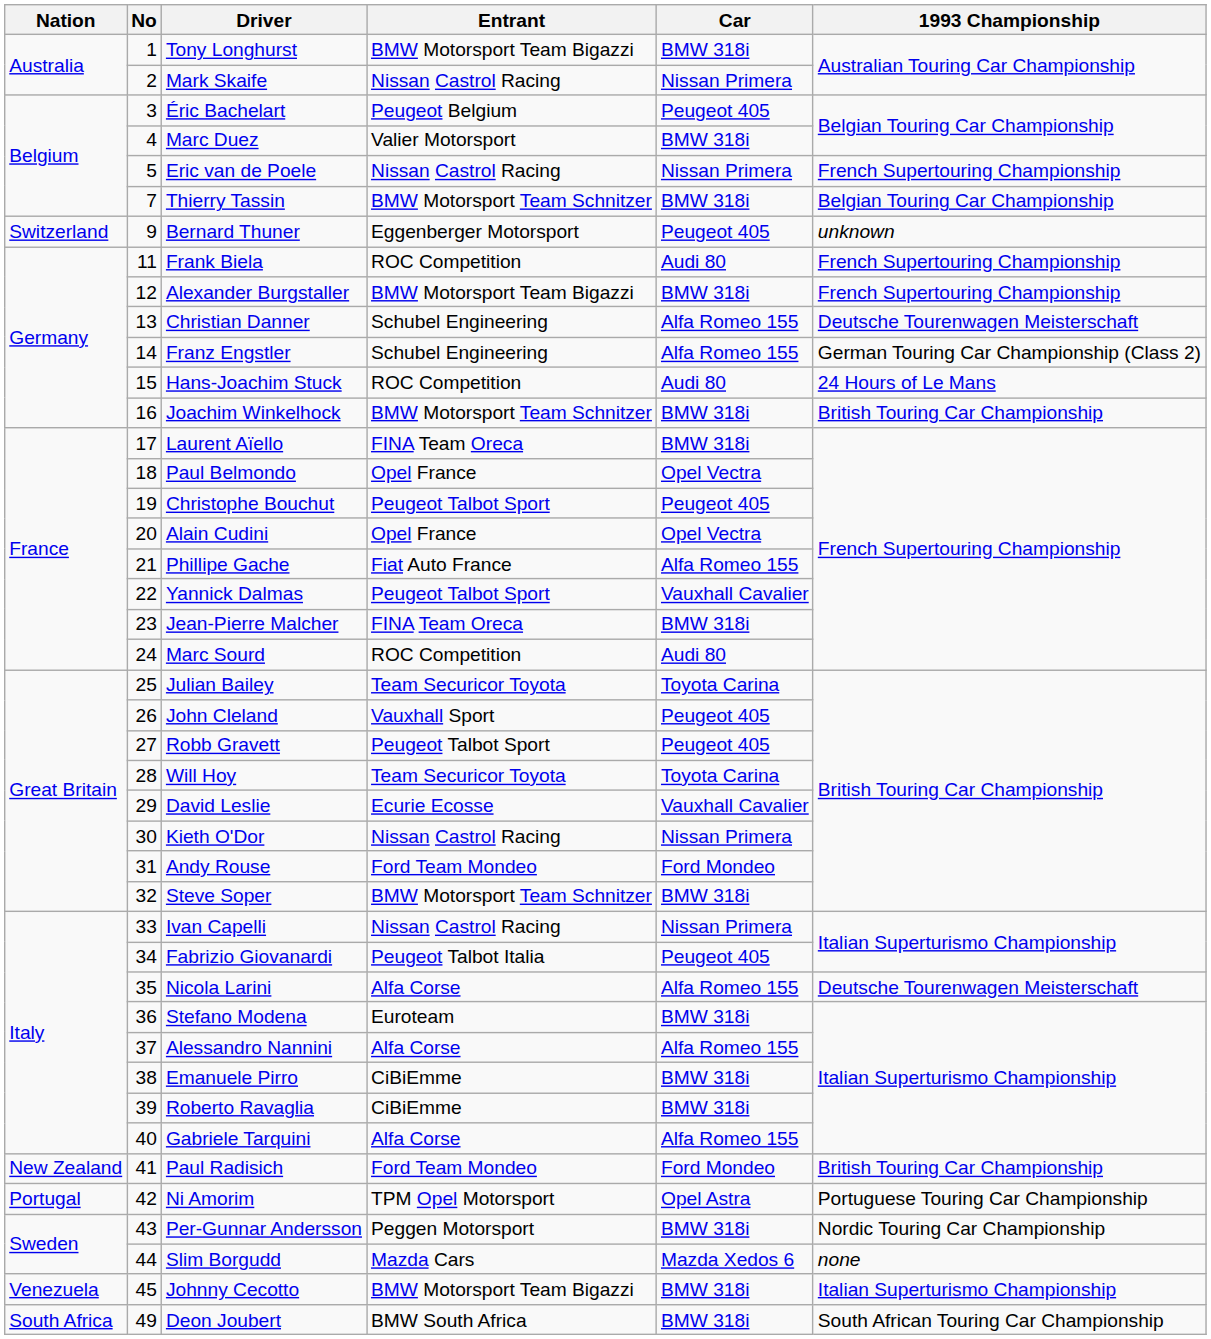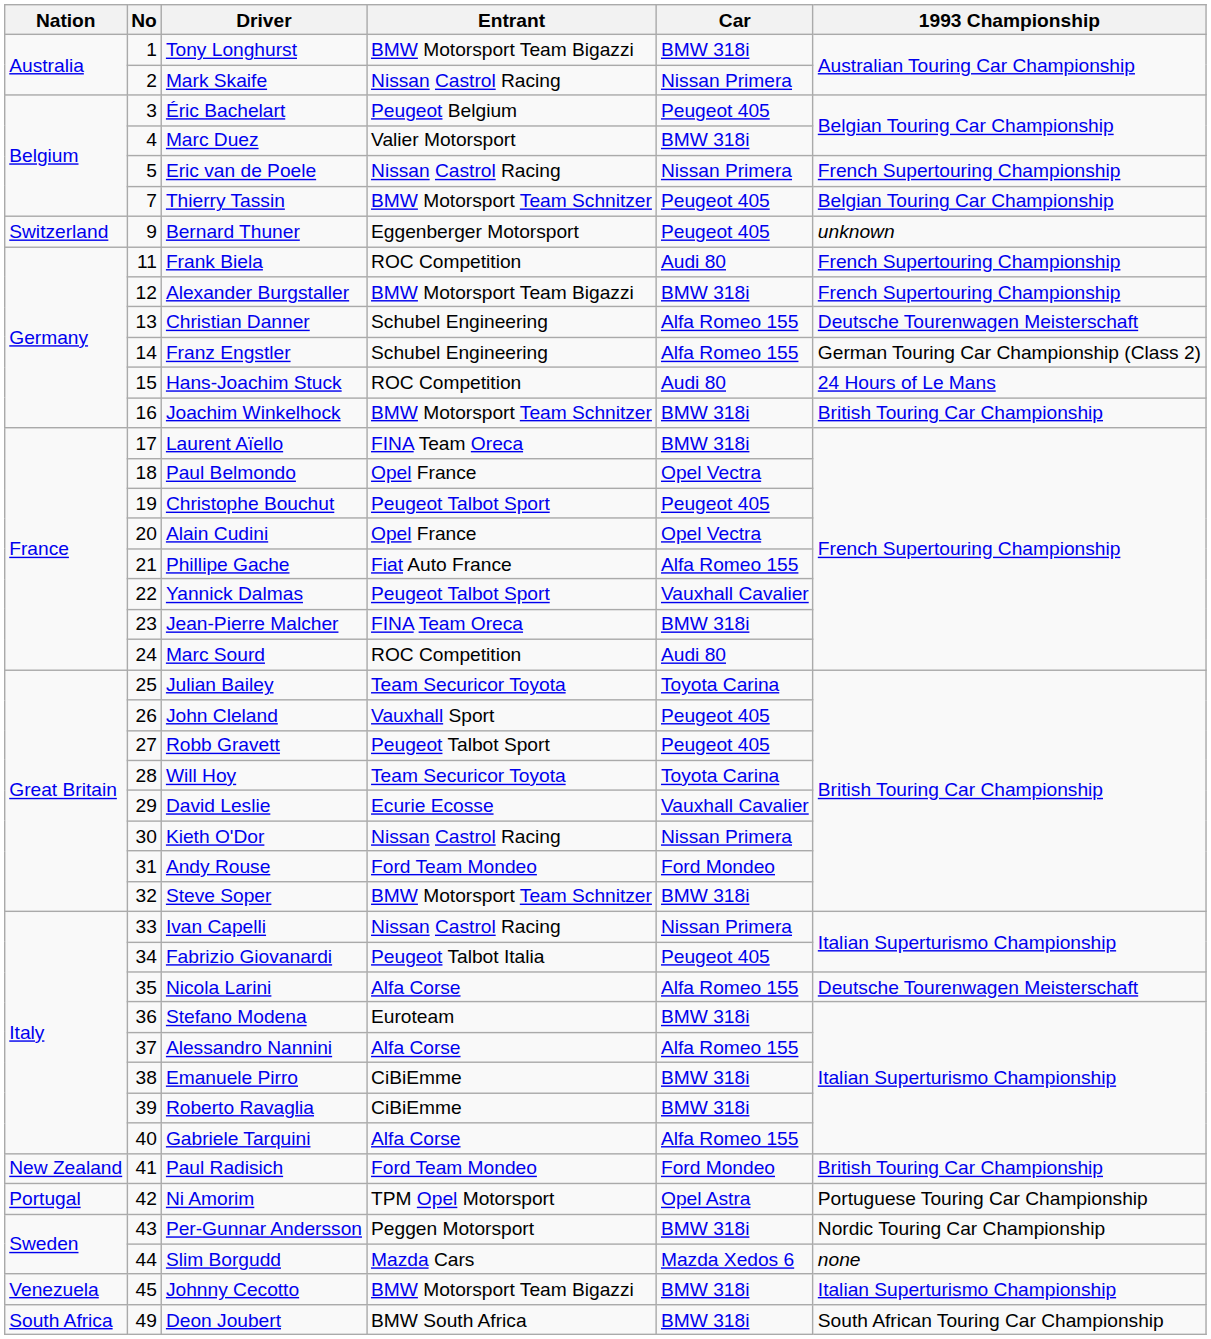(705, 201) BMW 318i -> (715, 201) Peugeot 405
